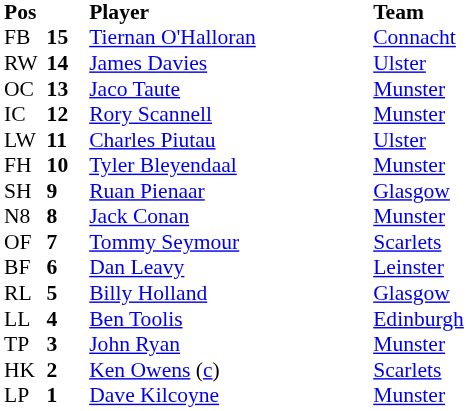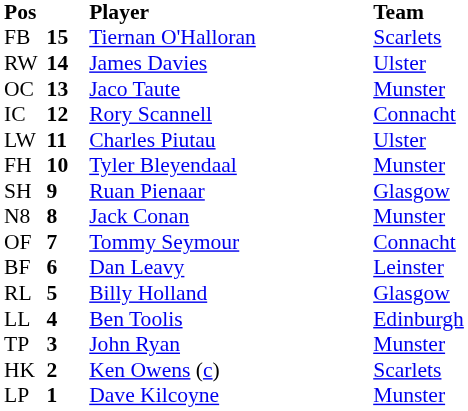(415, 37) Connacht -> (407, 37) Scarlets
(409, 113) Munster -> (415, 113) Connacht
(407, 241) Scarlets -> (415, 241) Connacht
